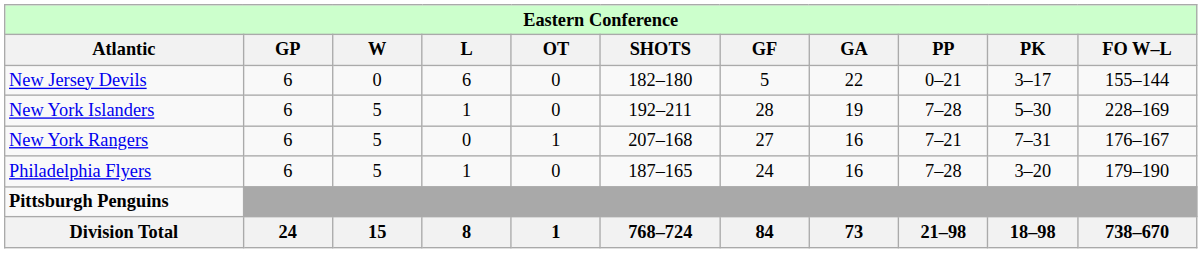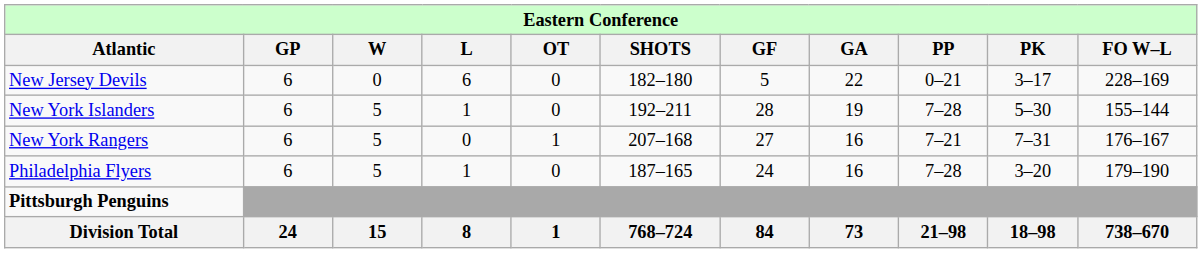(1137, 79) 155–144 -> (1137, 79) 228–169
(1137, 110) 228–169 -> (1137, 110) 155–144
